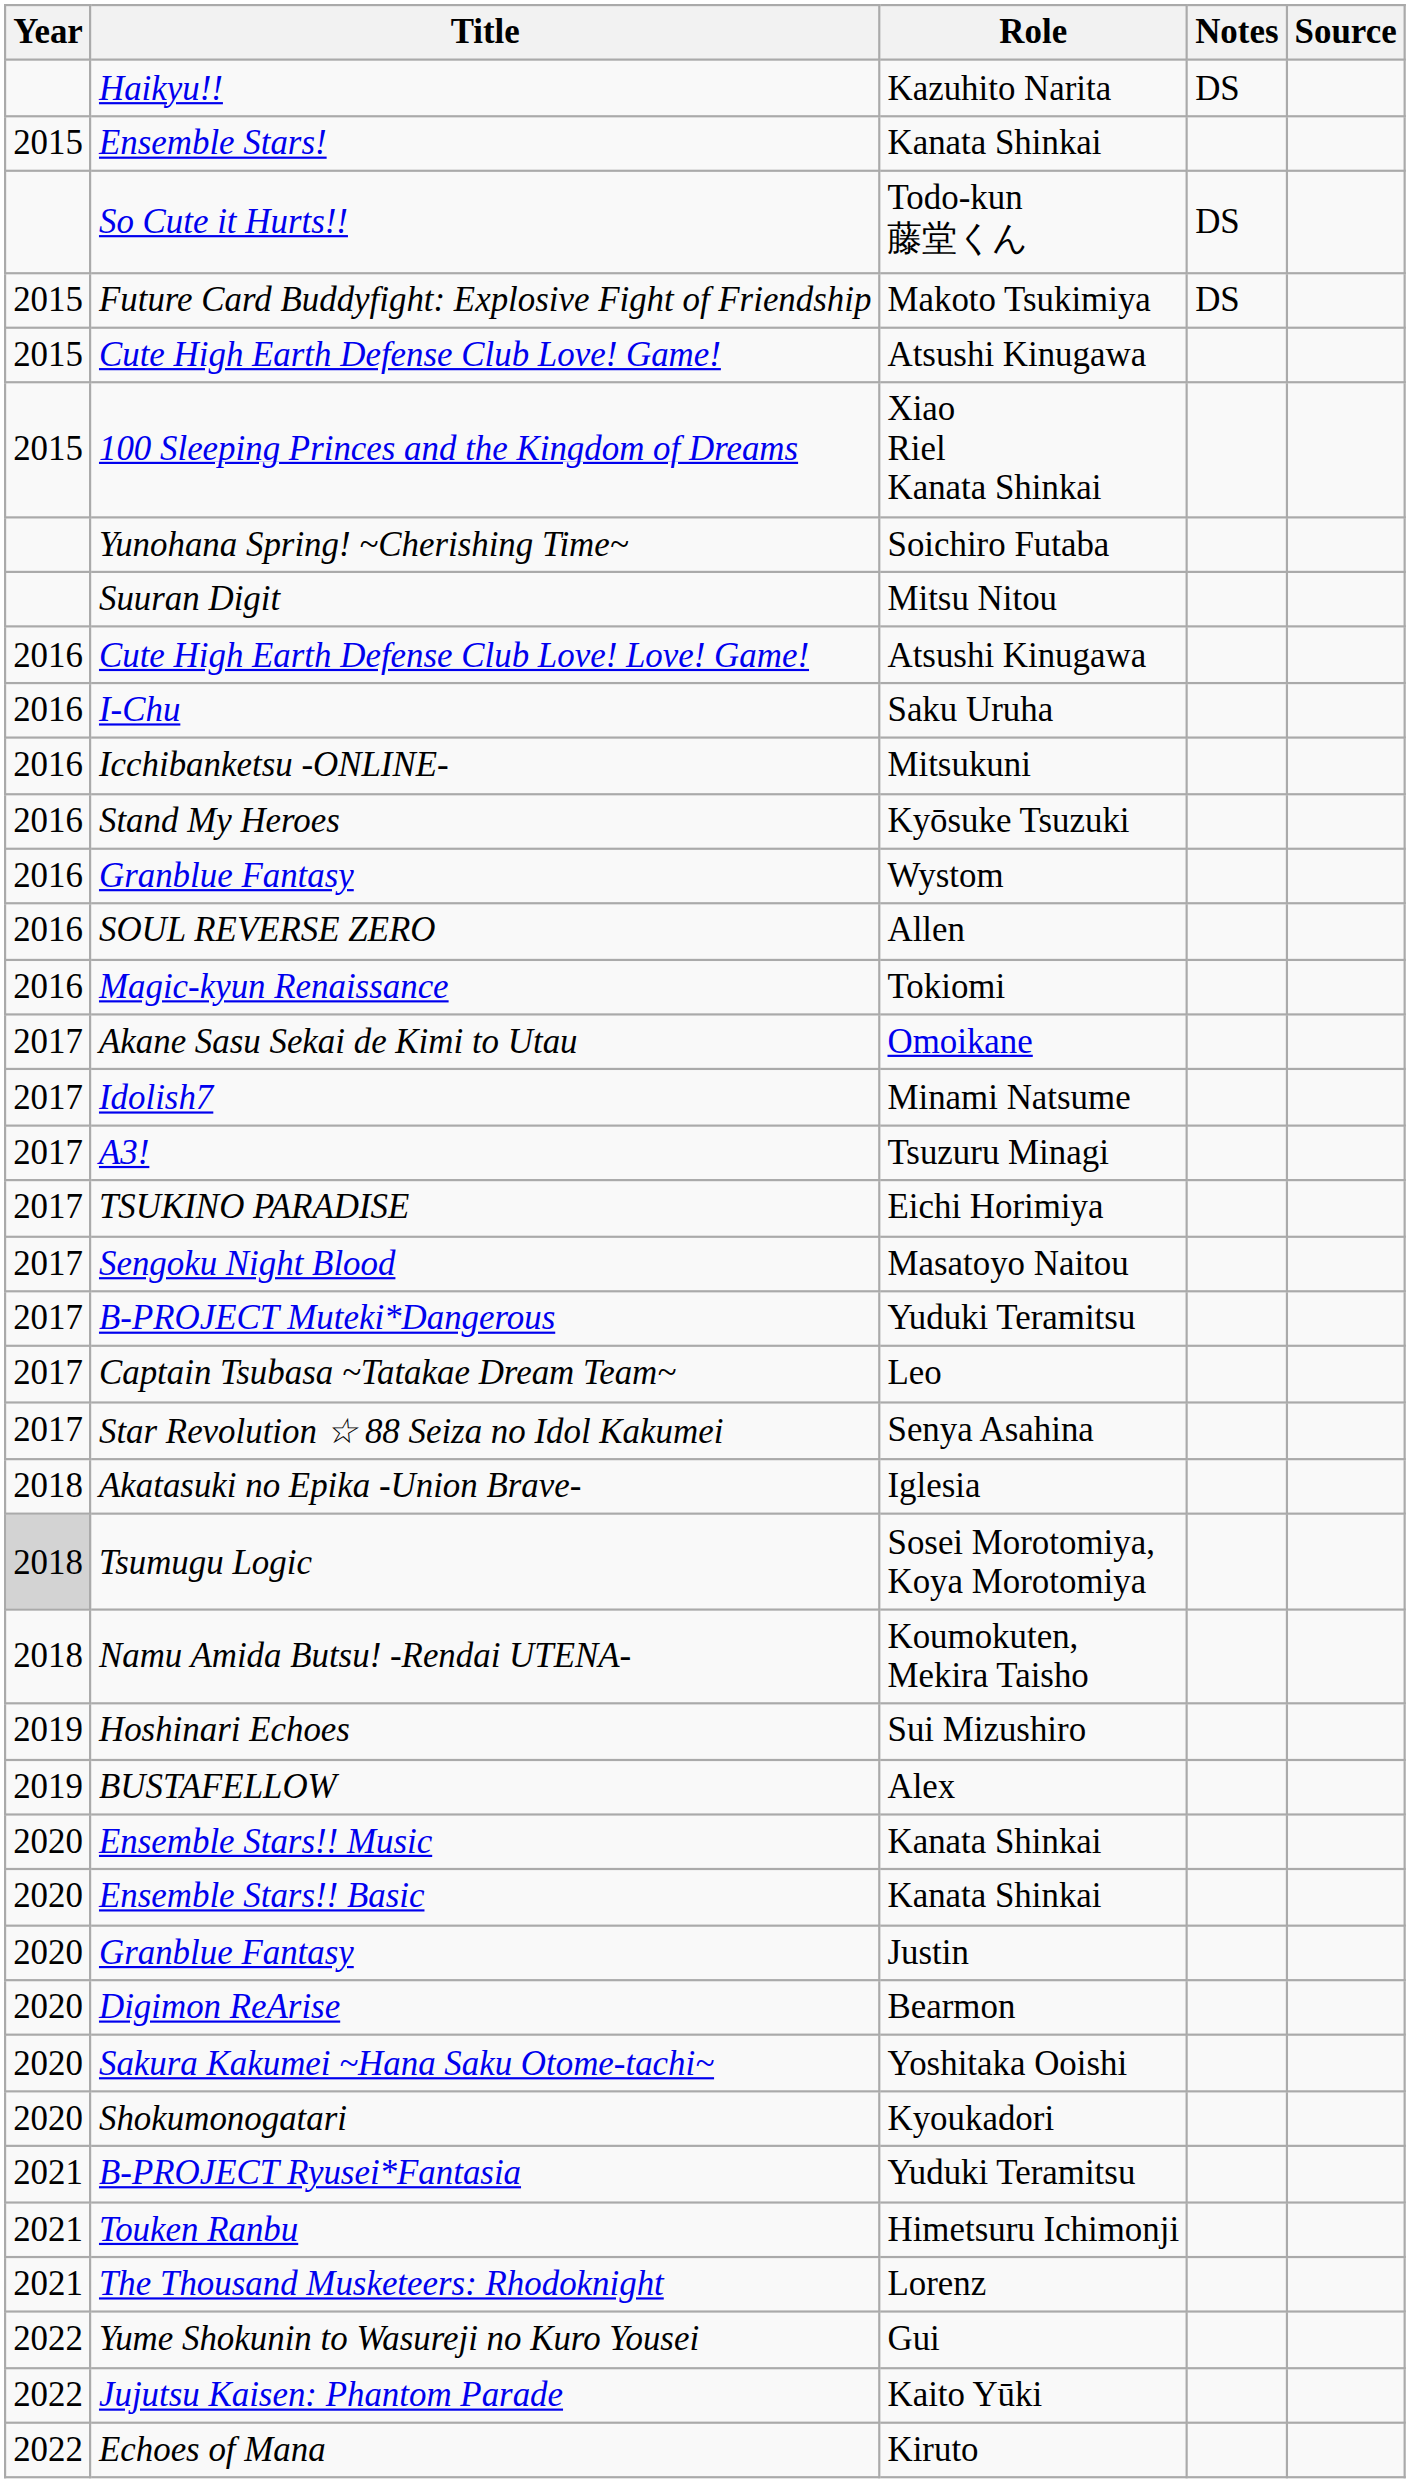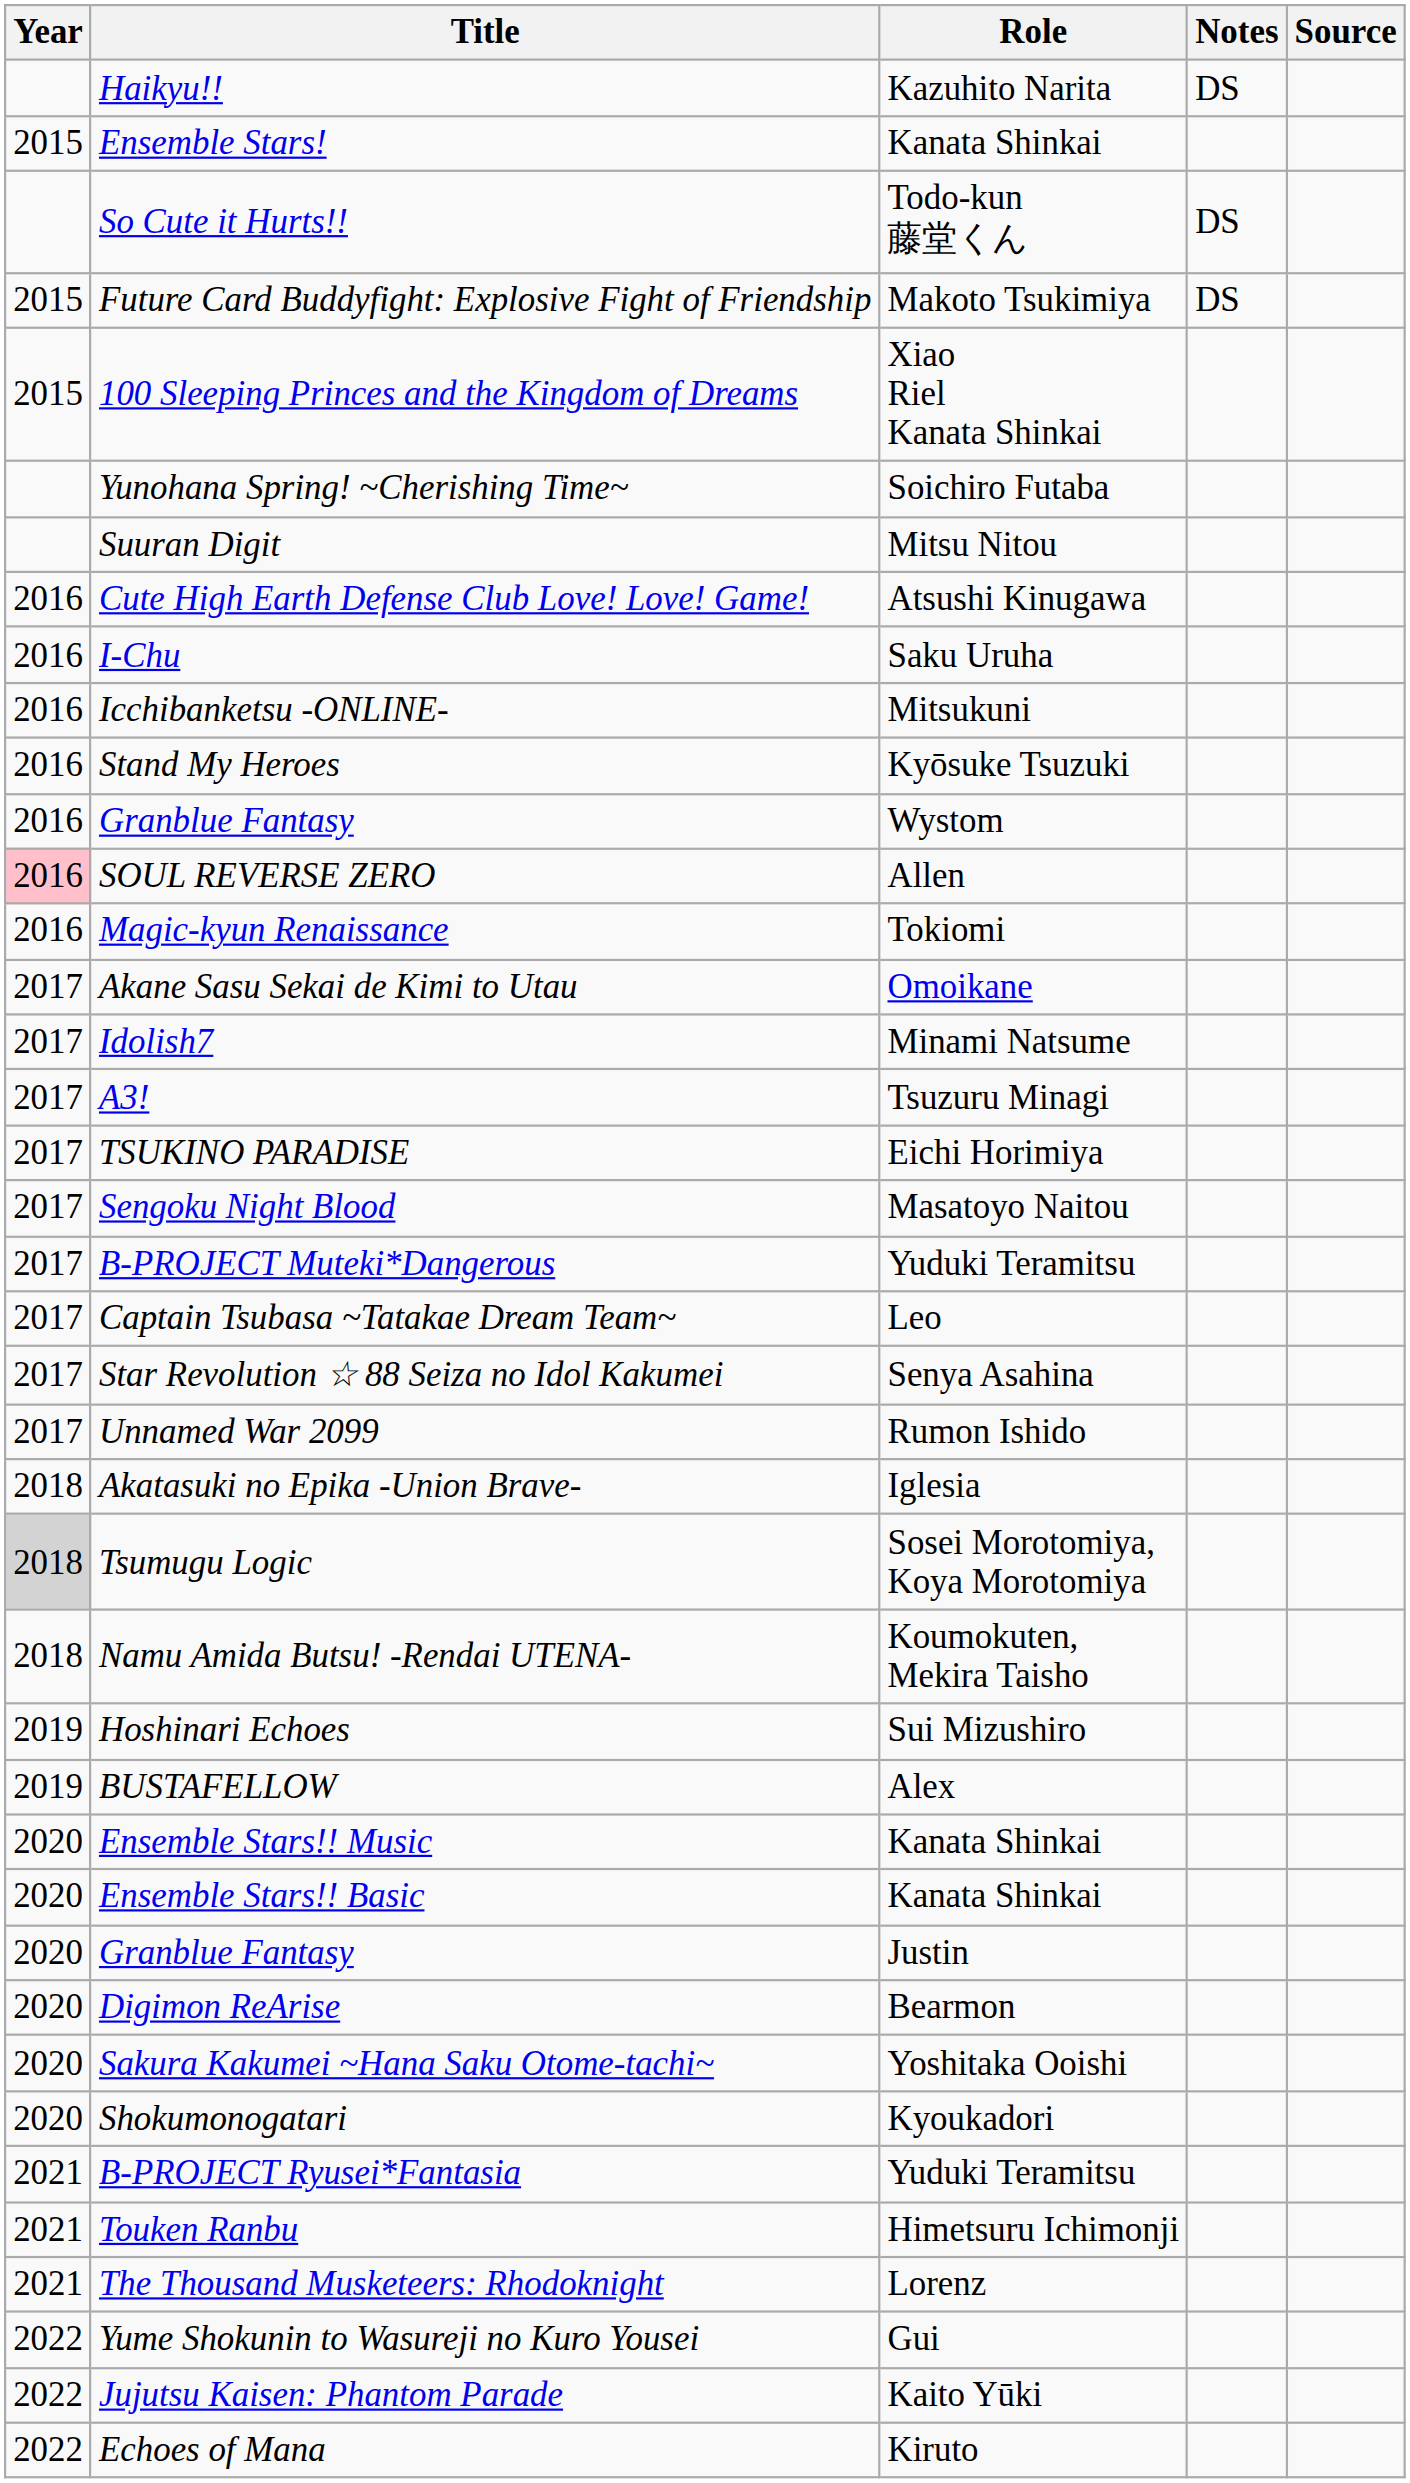- row: (410, 354)
(48, 930) no background -> (48, 875) pink background
+ row: (239, 1430)
